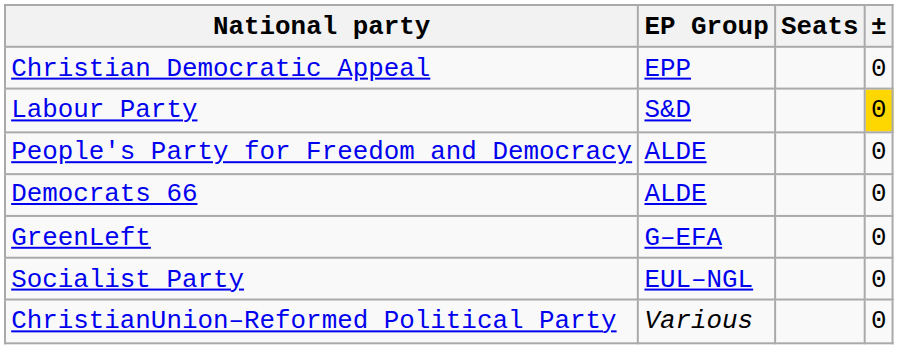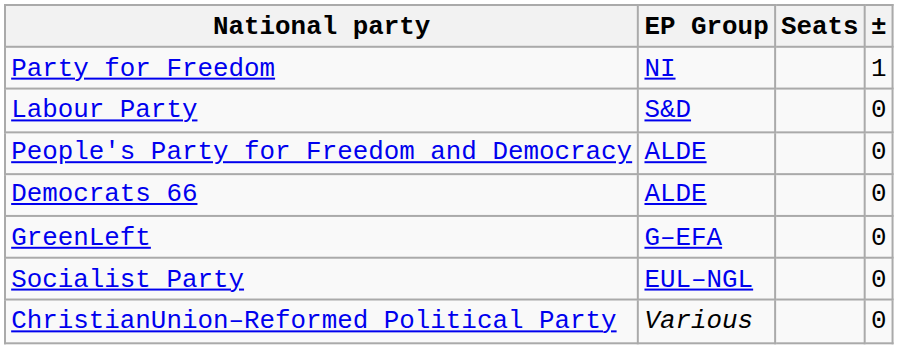- row: (221, 68)
+ row: (143, 68)
(879, 110) gold background -> (879, 110) no background
